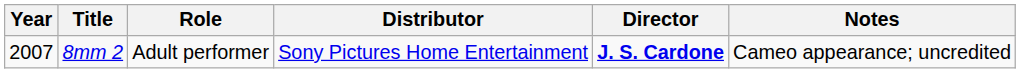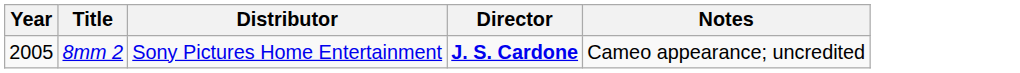- column: (201, 20)
(31, 51) 2007 -> (31, 51) 2005
